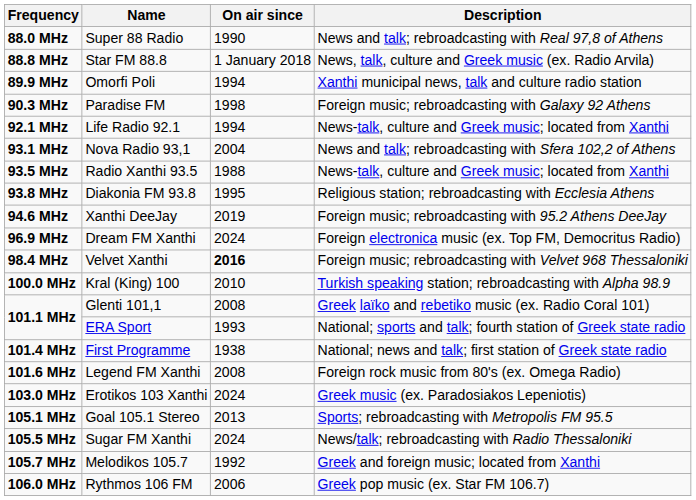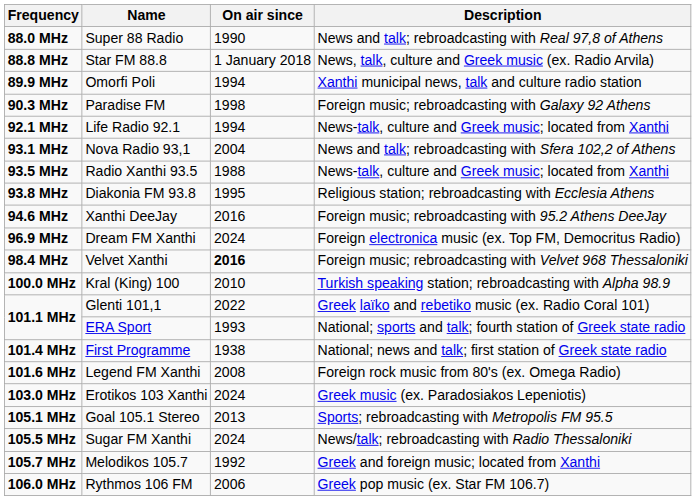(230, 216) 2019 -> (230, 216) 2016
(230, 305) 2008 -> (230, 305) 2022
